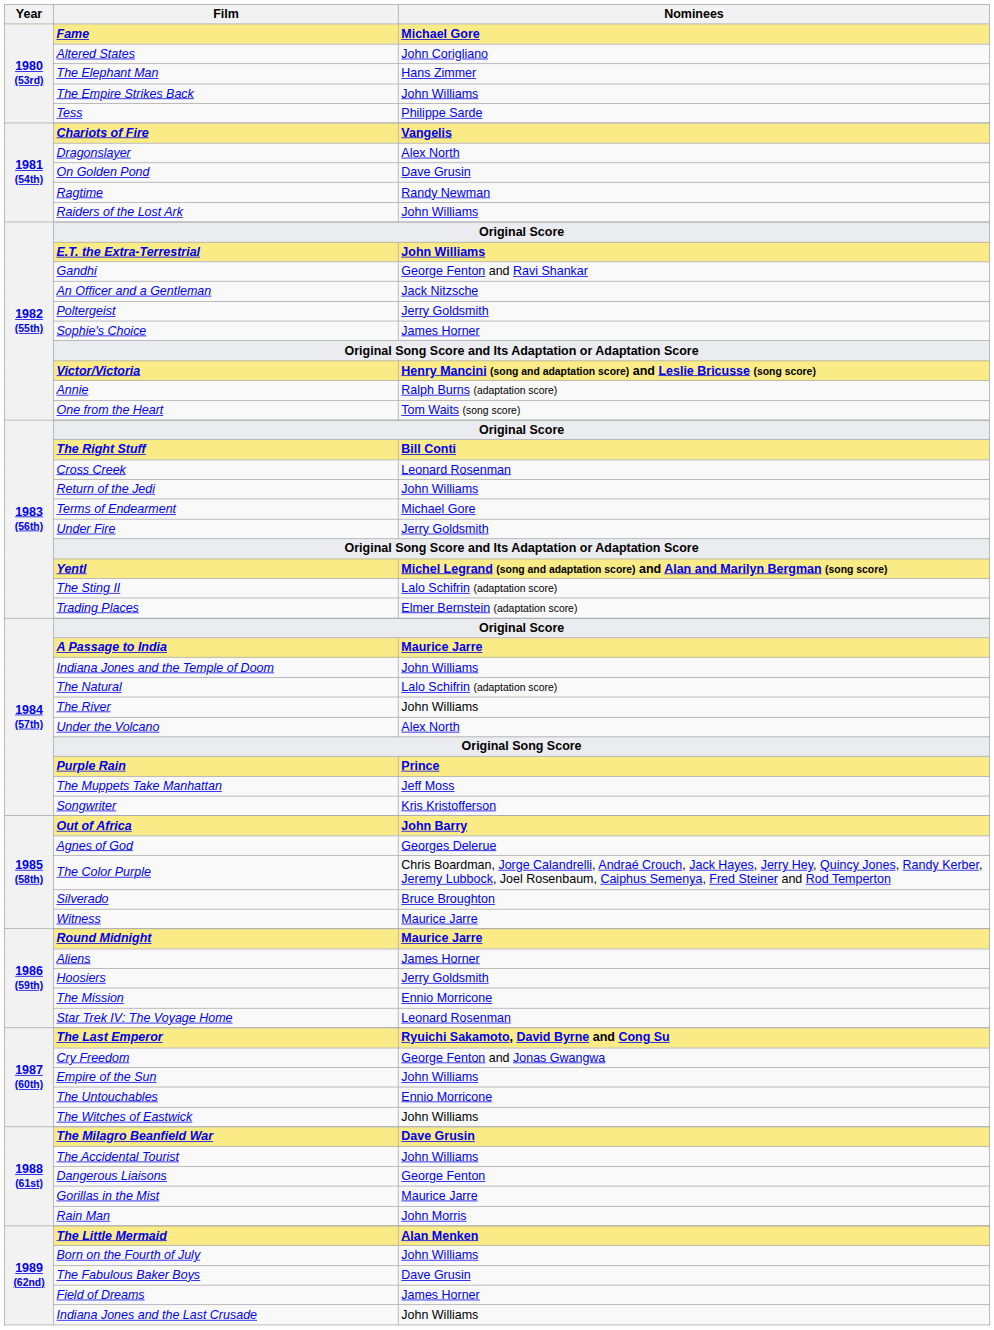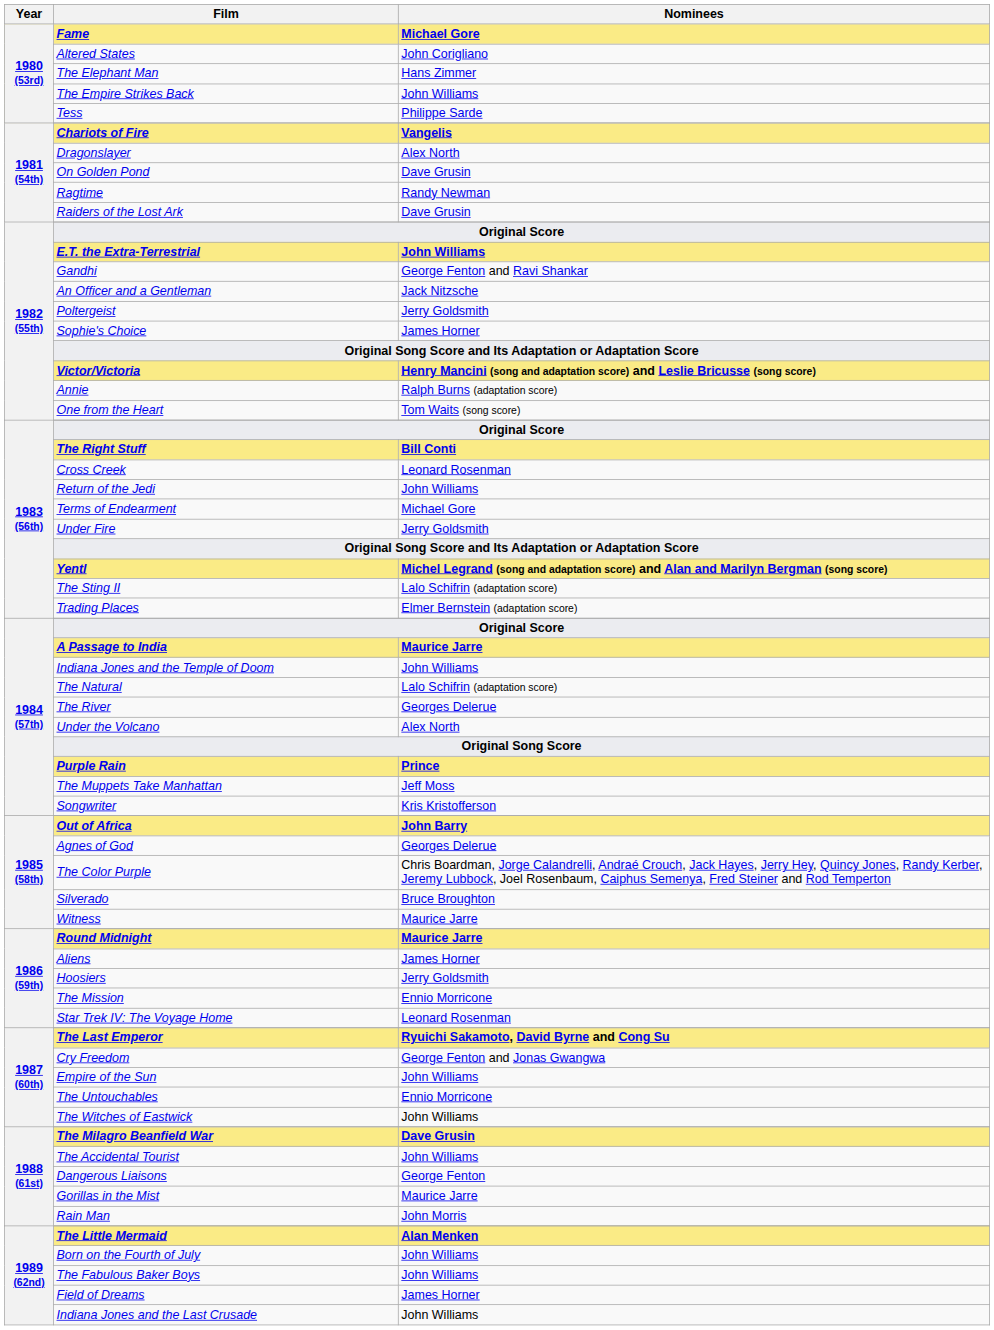(440, 212) John Williams -> (436, 212) Dave Grusin
(440, 707) John Williams -> (449, 707) Georges Delerue
(436, 1275) Dave Grusin -> (440, 1275) John Williams
